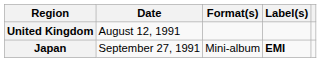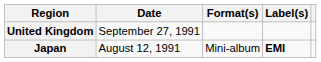(139, 31) August 12, 1991 -> (149, 31) September 27, 1991
(149, 48) September 27, 1991 -> (139, 48) August 12, 1991
